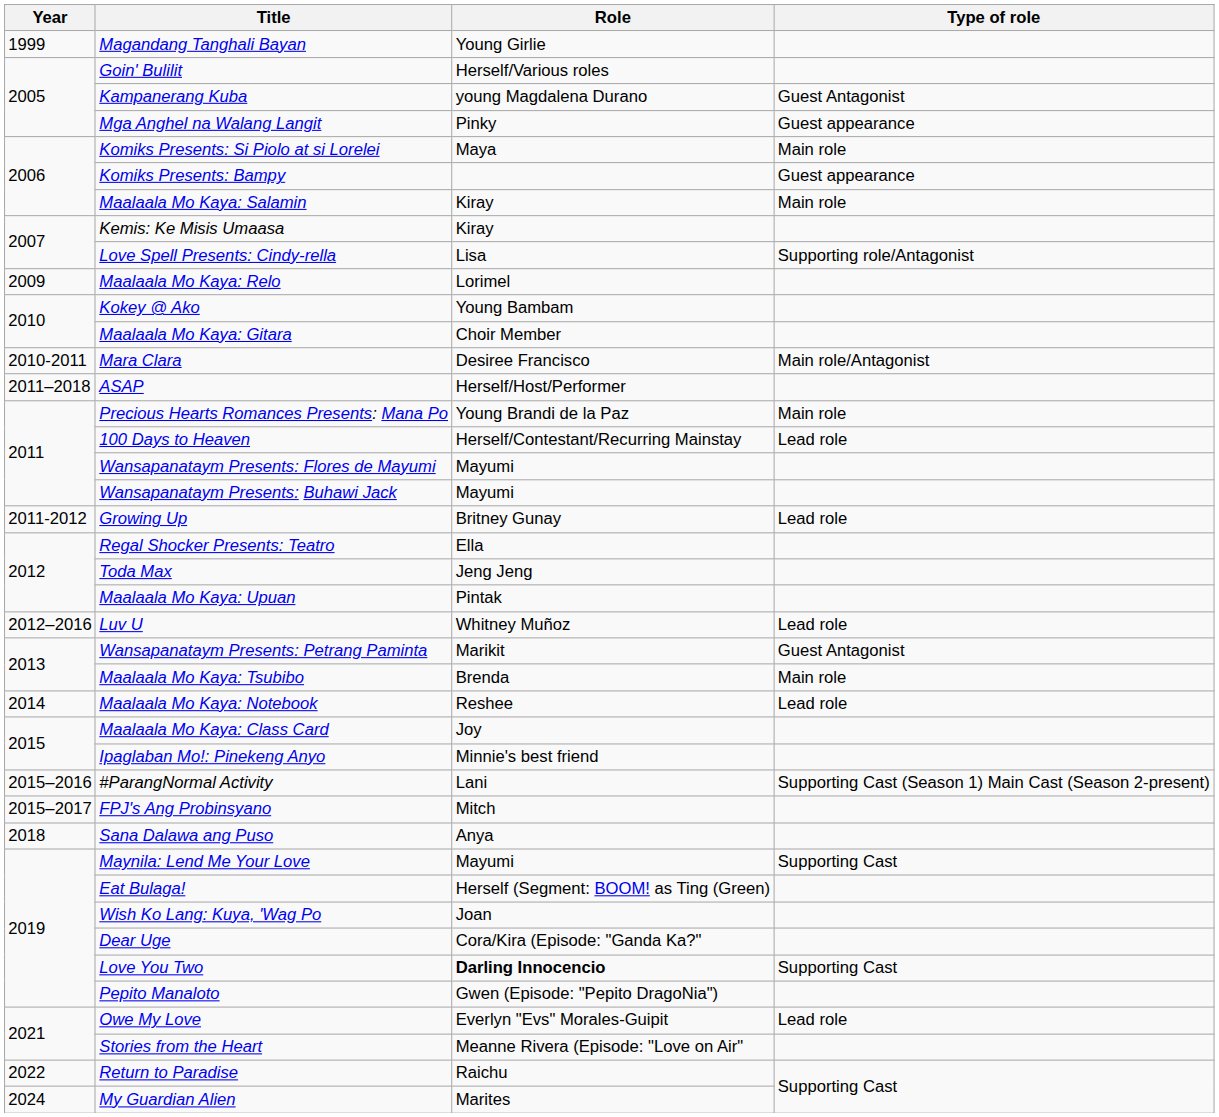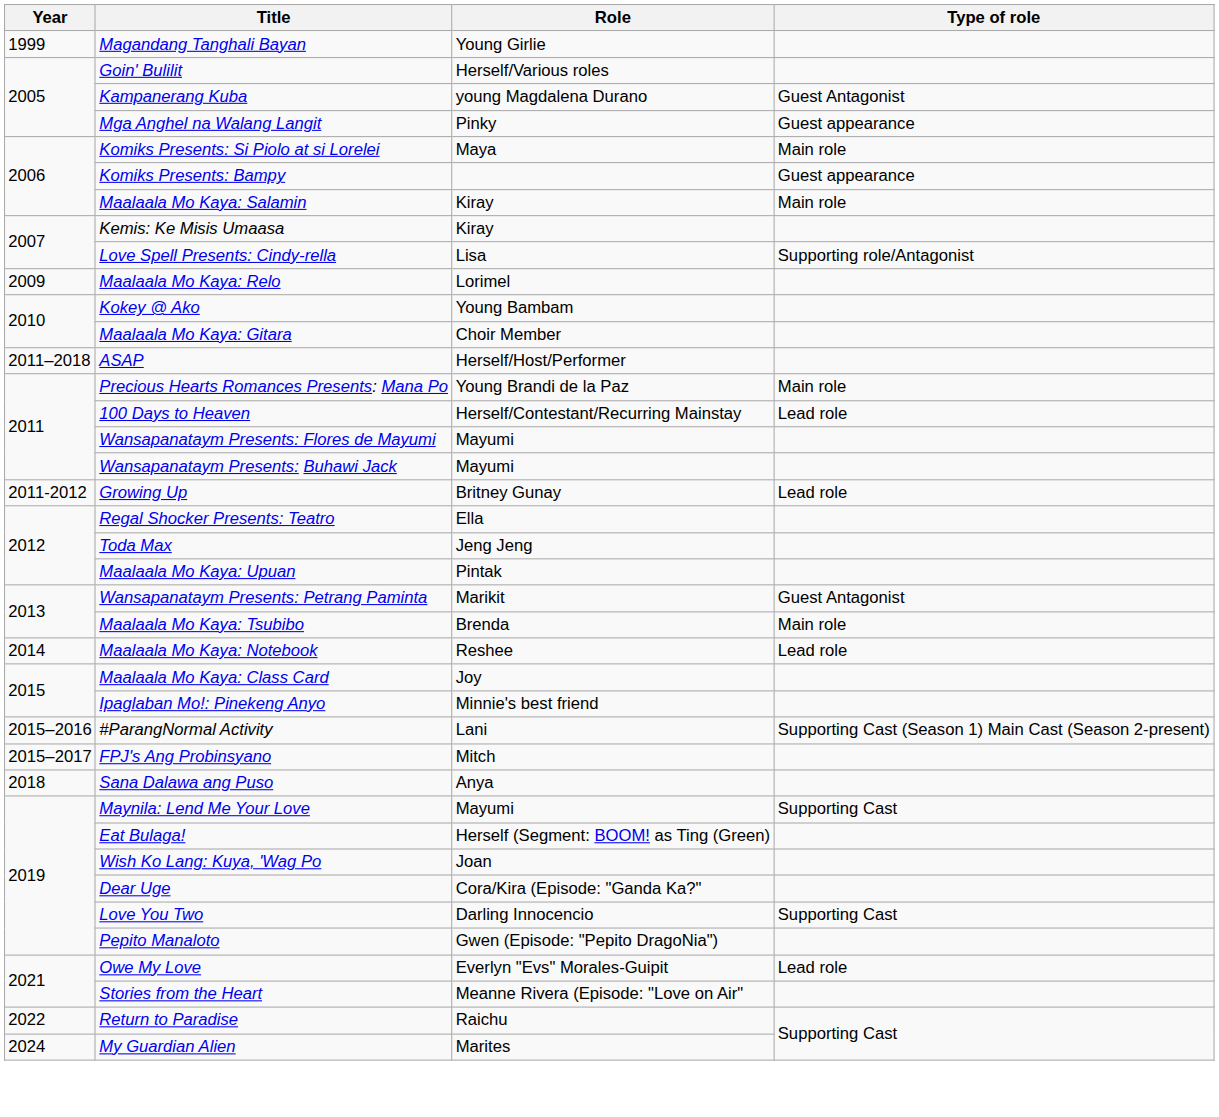- row: (140, 360)
- row: (121, 624)
(531, 967) bold -> (525, 914) normal
